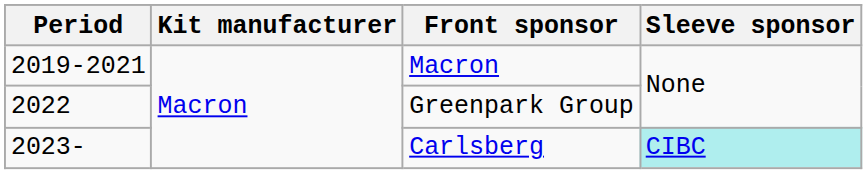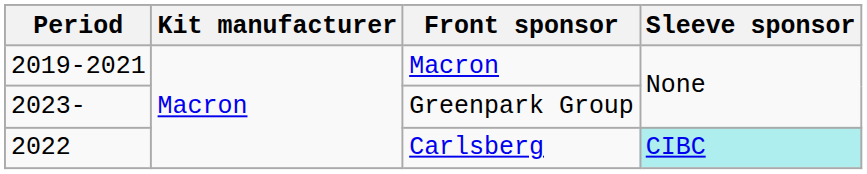(41, 107) 2022 -> (48, 107) 2023-
(48, 147) 2023- -> (41, 147) 2022
